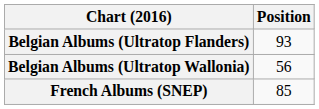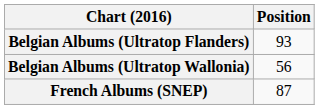(284, 91) 85 -> (284, 91) 87
